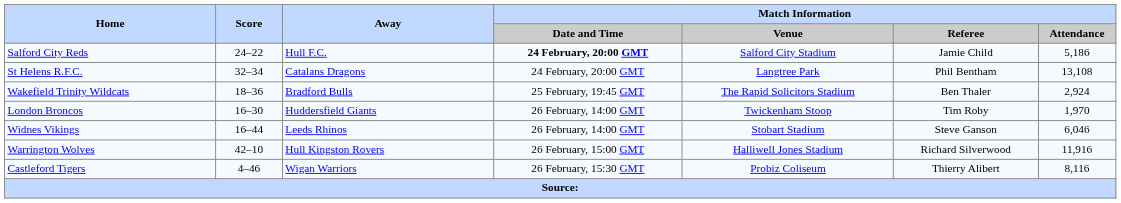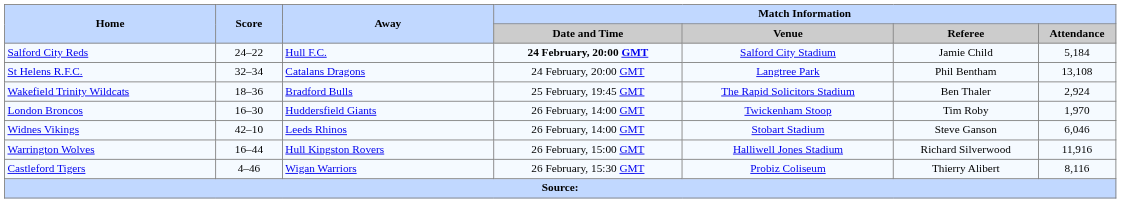(1077, 52) 5,186 -> (1077, 52) 5,184
(249, 130) 16–44 -> (249, 130) 42–10
(249, 149) 42–10 -> (249, 149) 16–44
